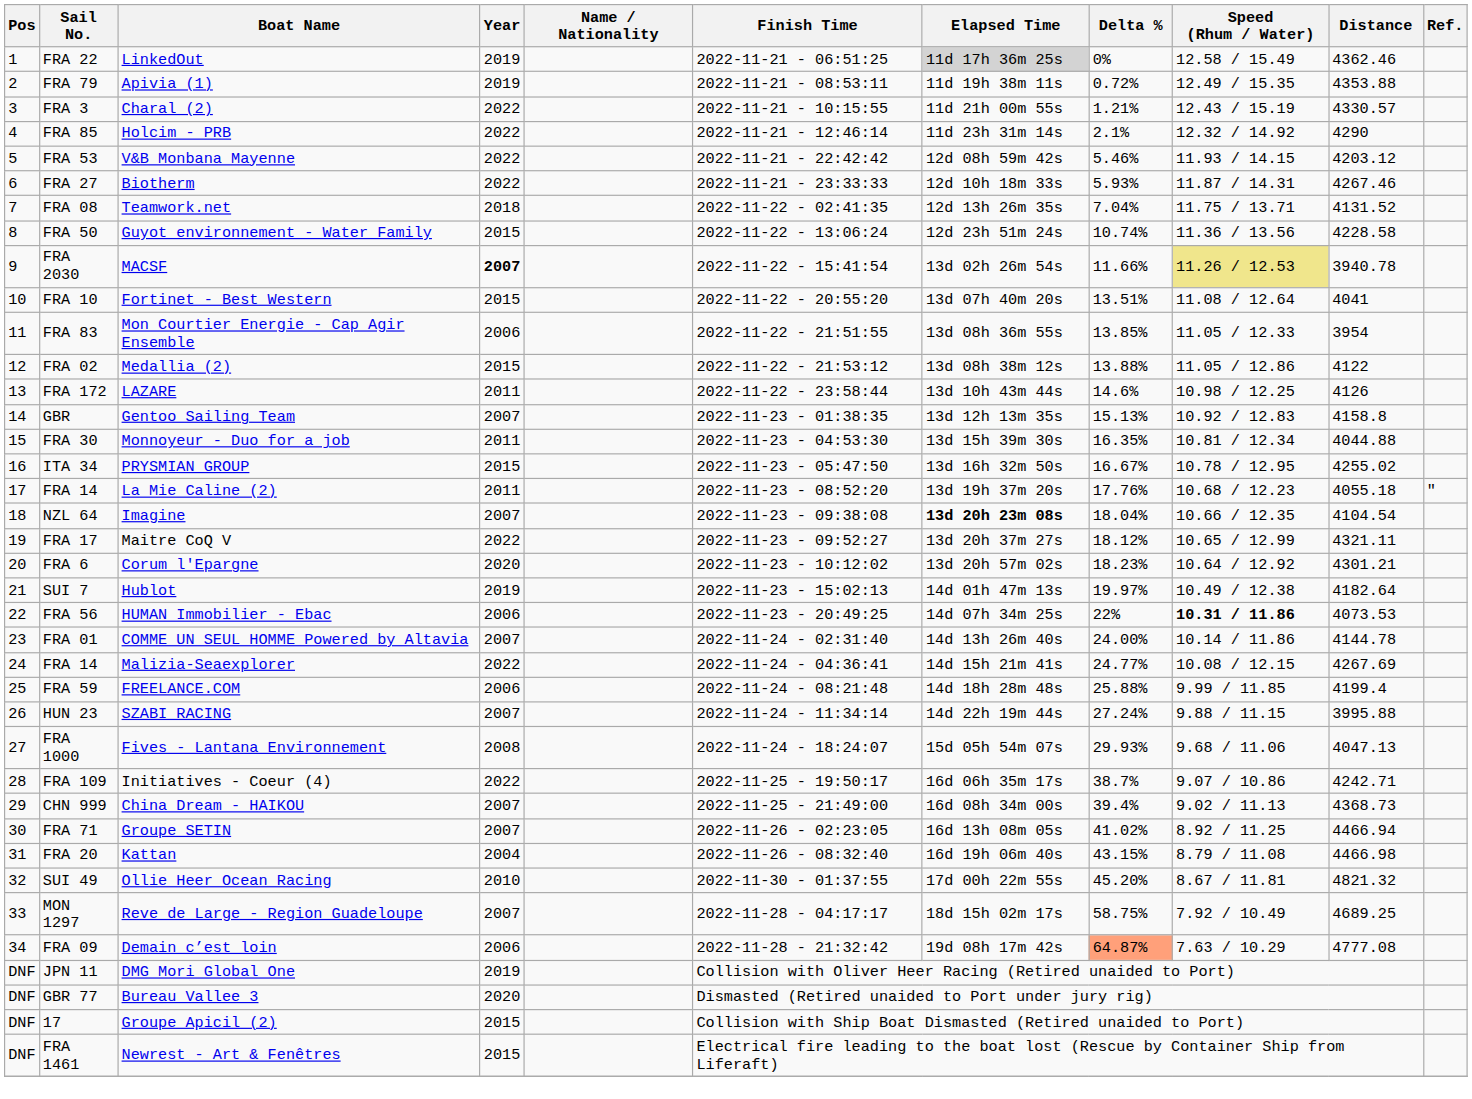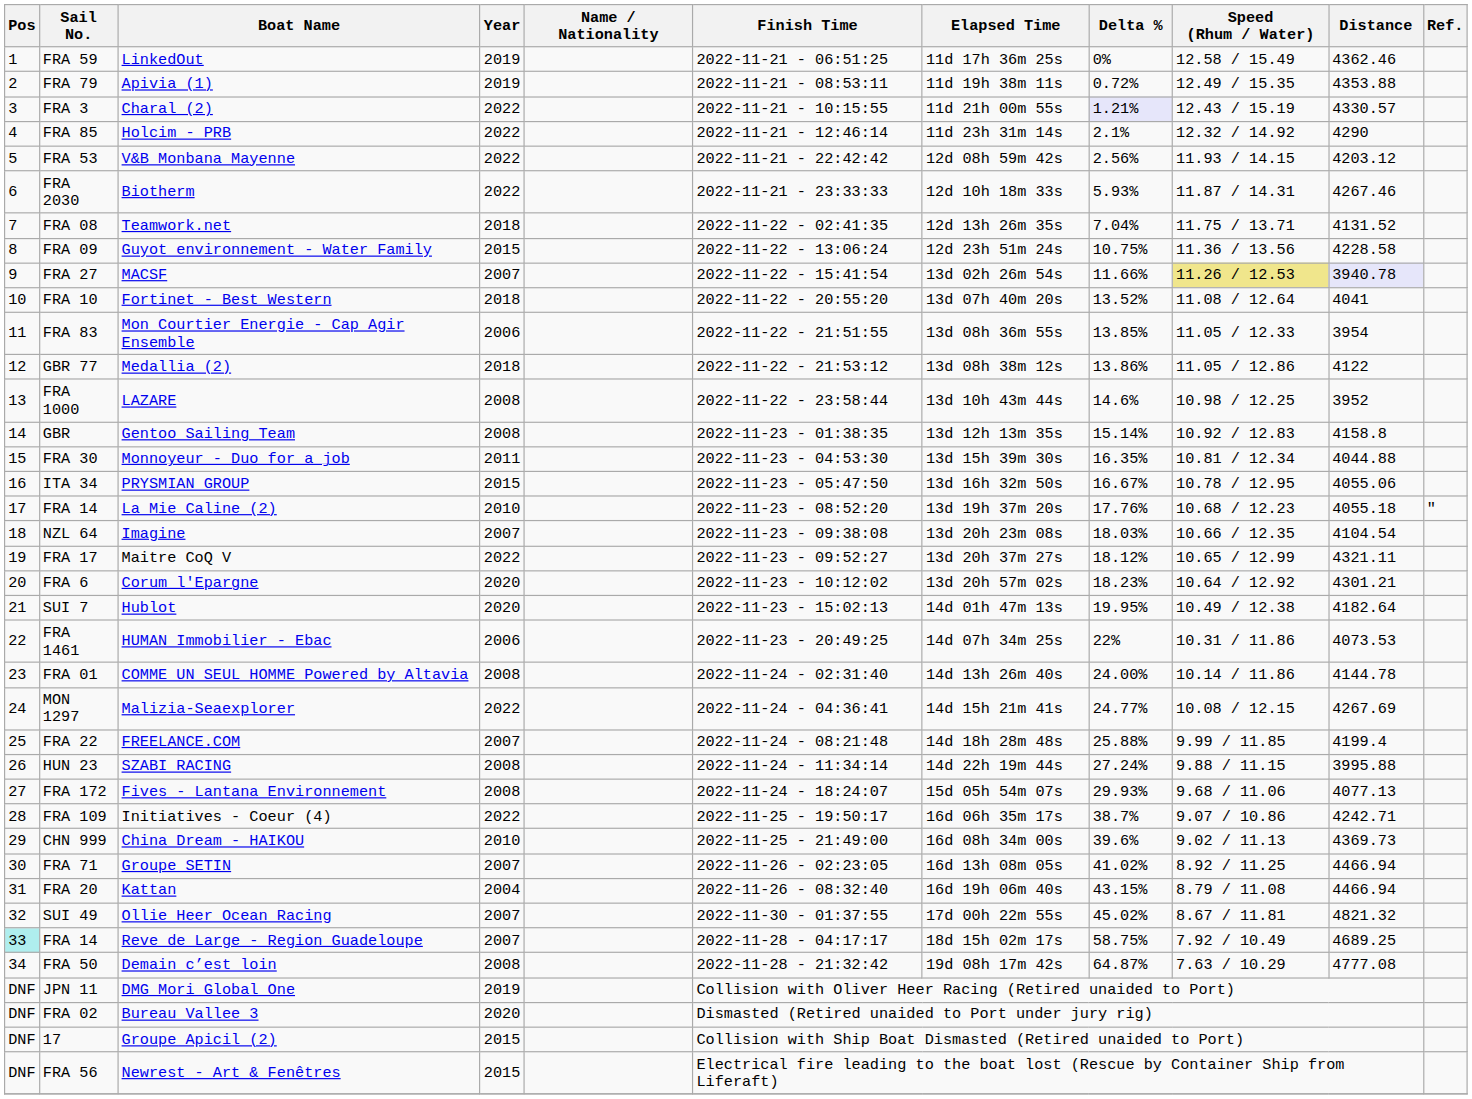(70, 59) FRA 22 -> (70, 59) FRA 59
(994, 59) lightgrey background -> (994, 59) no background
(1116, 109) no background -> (1116, 109) lavender background
(1116, 158) 5.46% -> (1116, 158) 2.56%
(70, 183) FRA 27 -> (61, 192) FRA 2030
(70, 233) FRA 50 -> (70, 250) FRA 09
(1120, 233) 10.74% -> (1120, 250) 10.75%
(61, 266) FRA 2030 -> (70, 275) FRA 27
(502, 266) bold -> (502, 275) normal
(1364, 266) no background -> (1364, 275) lavender background
(502, 300) 2015 -> (502, 300) 2018
(1120, 300) 13.51% -> (1120, 300) 13.52%
(70, 367) FRA 02 -> (70, 367) GBR 77
(502, 367) 2015 -> (502, 367) 2018
(1120, 367) 13.88% -> (1120, 367) 13.86%
(75, 392) FRA 172 -> (61, 401) FRA 1000
(502, 392) 2011 -> (502, 401) 2008
(1350, 392) 4126 -> (1350, 401) 3952
(502, 417) 2007 -> (502, 434) 2008
(1120, 417) 15.13% -> (1120, 434) 15.14%
(1364, 466) 4255.02 -> (1364, 484) 4055.06
(502, 491) 2011 -> (502, 509) 2010
(994, 516) bold -> (994, 533) normal
(1120, 516) 18.04% -> (1120, 533) 18.03%
(502, 590) 2019 -> (502, 608) 2020
(1120, 590) 19.97% -> (1120, 608) 19.95%
(70, 615) FRA 56 -> (61, 641) FRA 1461
(1235, 615) bold -> (1235, 641) normal
(502, 640) 2007 -> (502, 675) 2008
(70, 665) FRA 14 -> (61, 708) MON 1297
(70, 689) FRA 59 -> (70, 742) FRA 22
(502, 689) 2006 -> (502, 742) 2007
(502, 714) 2007 -> (502, 767) 2008
(61, 748) FRA 1000 -> (75, 792) FRA 172
(1364, 748) 4047.13 -> (1364, 792) 4077.13
(502, 806) 2007 -> (502, 841) 2010
(1116, 806) 39.4% -> (1116, 841) 39.6%
(1364, 806) 4368.73 -> (1364, 841) 4369.73
(1364, 856) 4466.98 -> (1364, 891) 4466.94
(502, 880) 2010 -> (502, 916) 2007
(1120, 880) 45.20% -> (1120, 916) 45.02%
(17, 914) no background -> (17, 940) paleturquoise background
(61, 914) MON 1297 -> (70, 940) FRA 14
(70, 948) FRA 09 -> (70, 965) FRA 50
(502, 948) 2006 -> (502, 965) 2008
(1120, 948) lightsalmon background -> (1120, 965) no background
(70, 997) GBR 77 -> (70, 1015) FRA 02
(61, 1056) FRA 1461 -> (70, 1073) FRA 56
